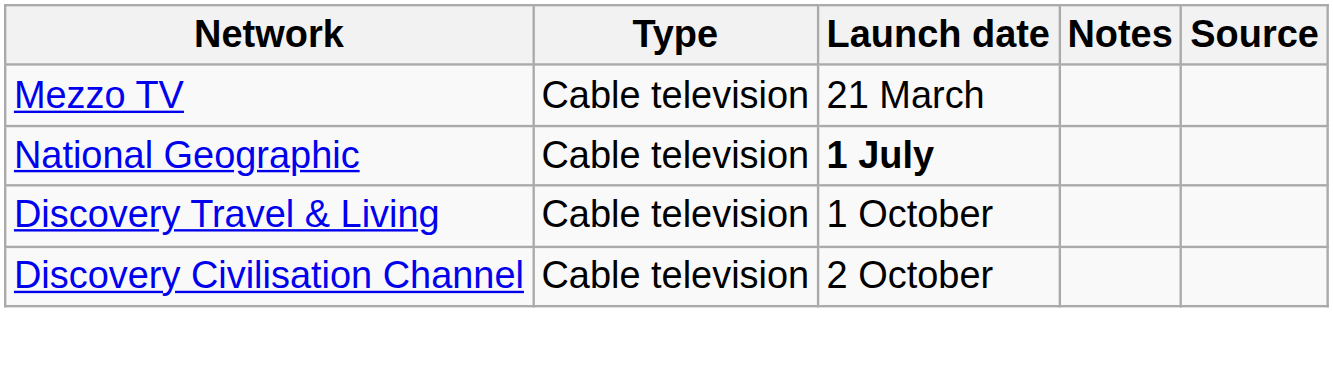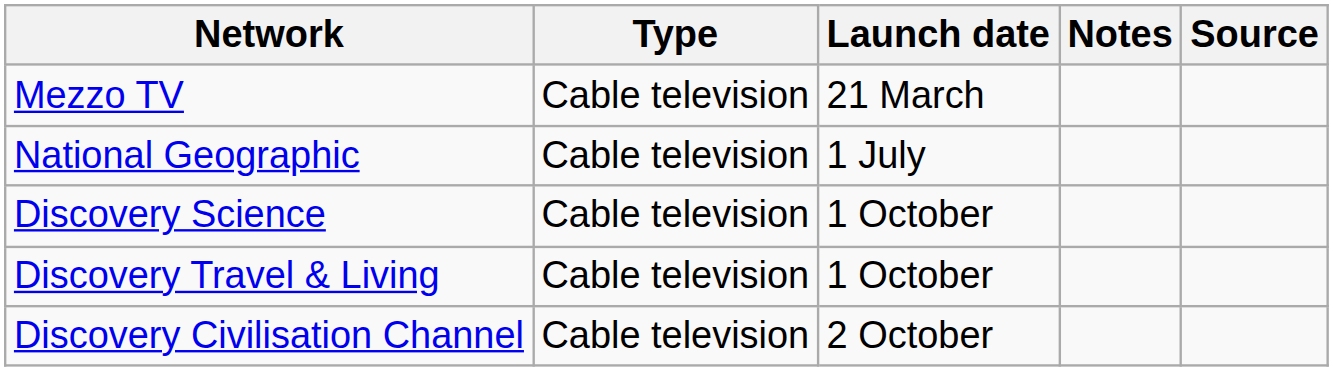(880, 154) bold -> (876, 154) normal
+ row: (170, 214)
